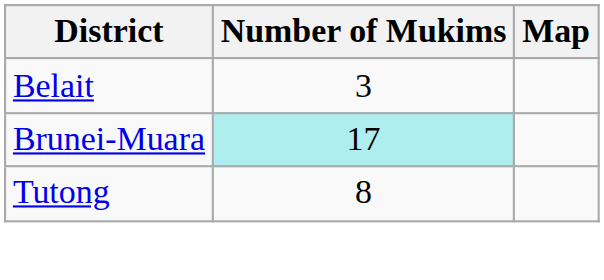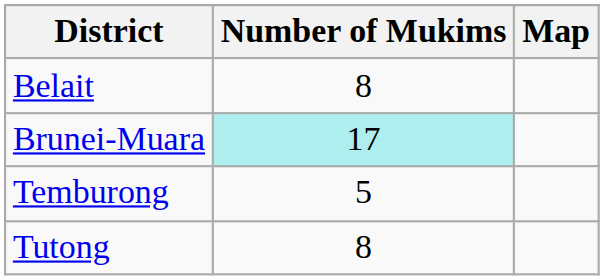(364, 85) 3 -> (364, 85) 8
+ row: (91, 192)
